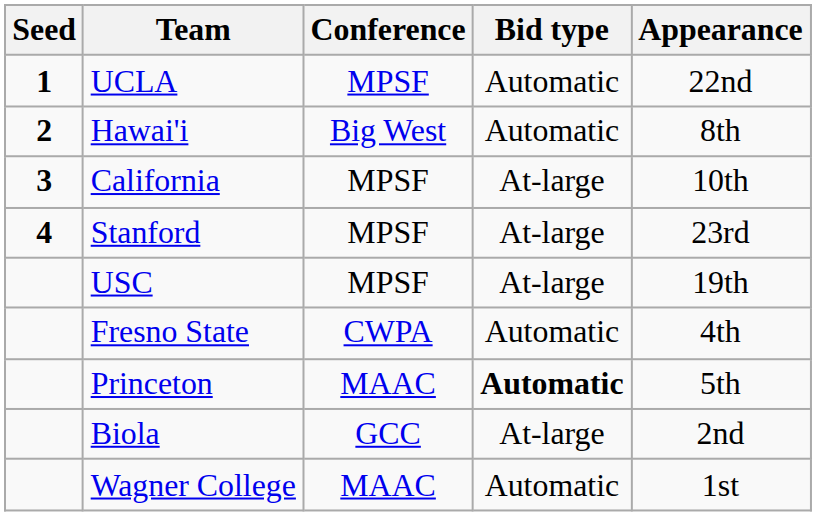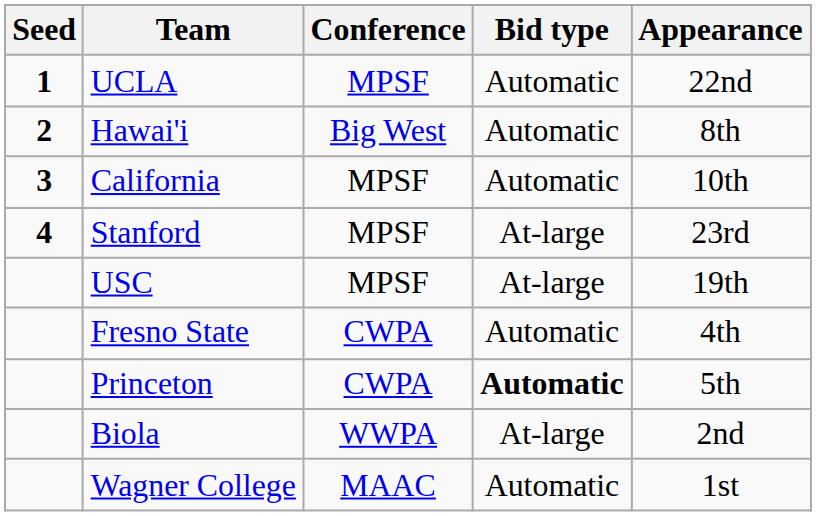(552, 181) At-large -> (552, 181) Automatic
(388, 383) MAAC -> (388, 383) CWPA
(388, 433) GCC -> (388, 433) WWPA
